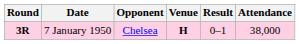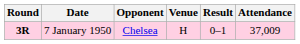(183, 30) bold -> (183, 30) normal
(265, 30) 38,000 -> (265, 30) 37,009
